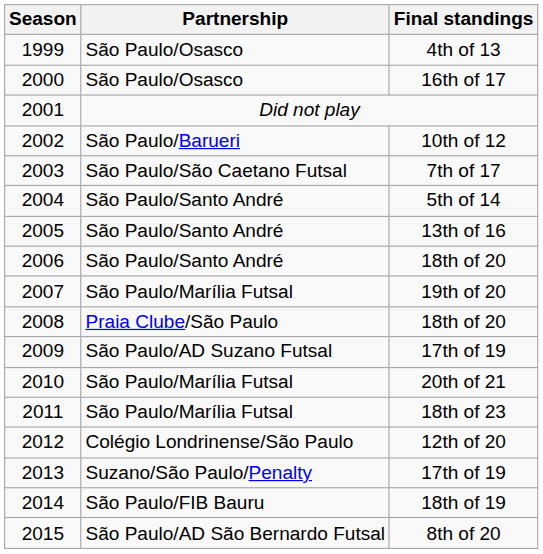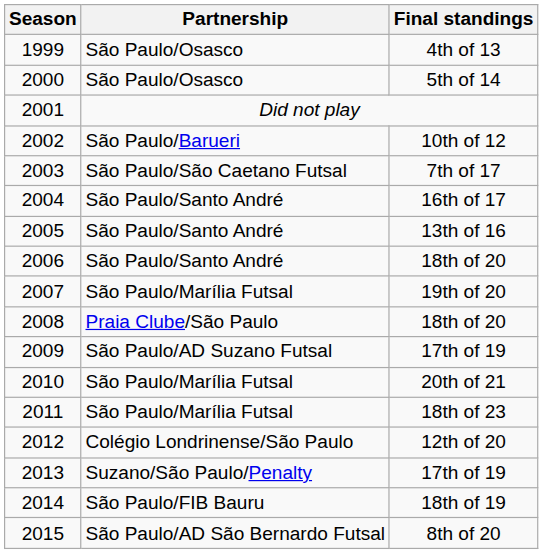(464, 79) 16th of 17 -> (464, 79) 5th of 14
(464, 200) 5th of 14 -> (464, 200) 16th of 17
